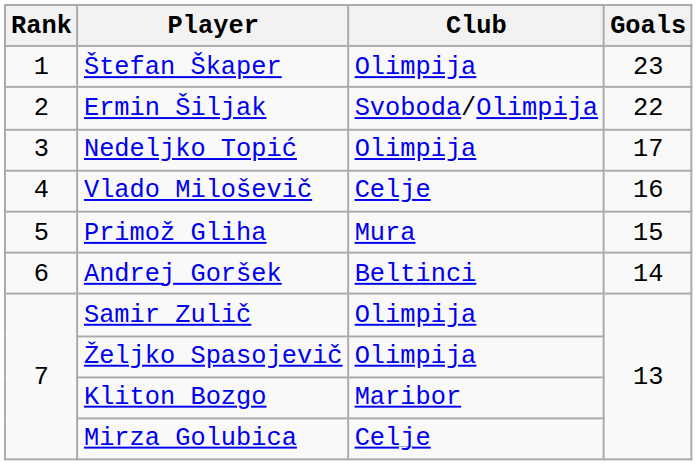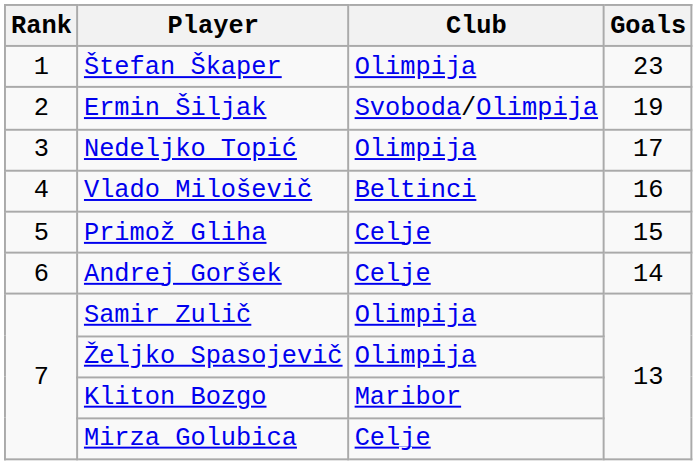(648, 108) 22 -> (648, 108) 19
(393, 191) Celje -> (415, 191) Beltinci
(385, 232) Mura -> (393, 232) Celje
(415, 274) Beltinci -> (393, 274) Celje
